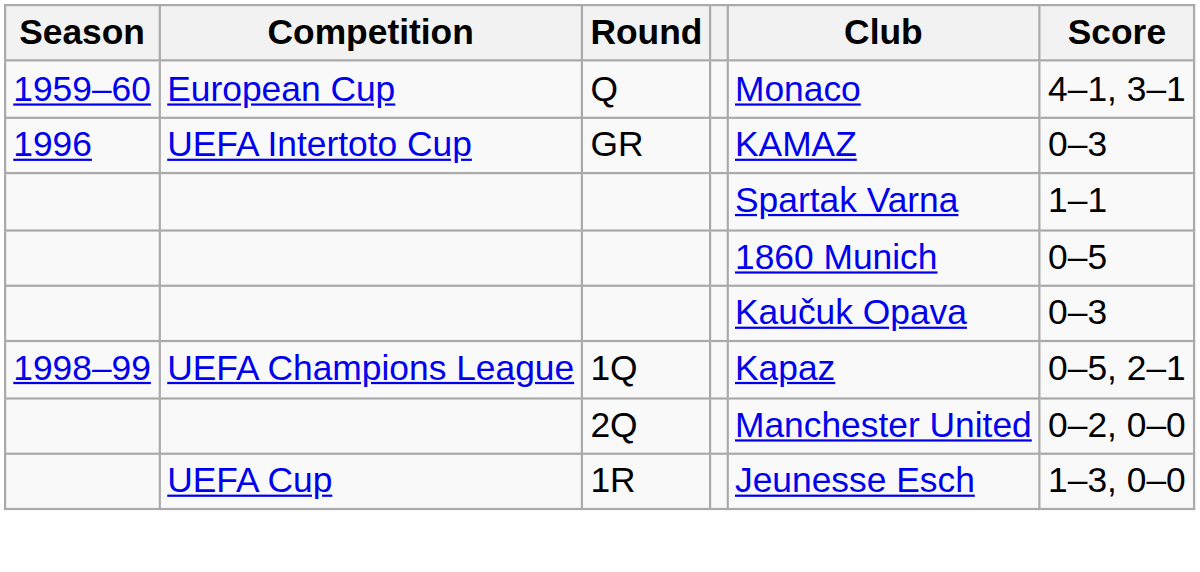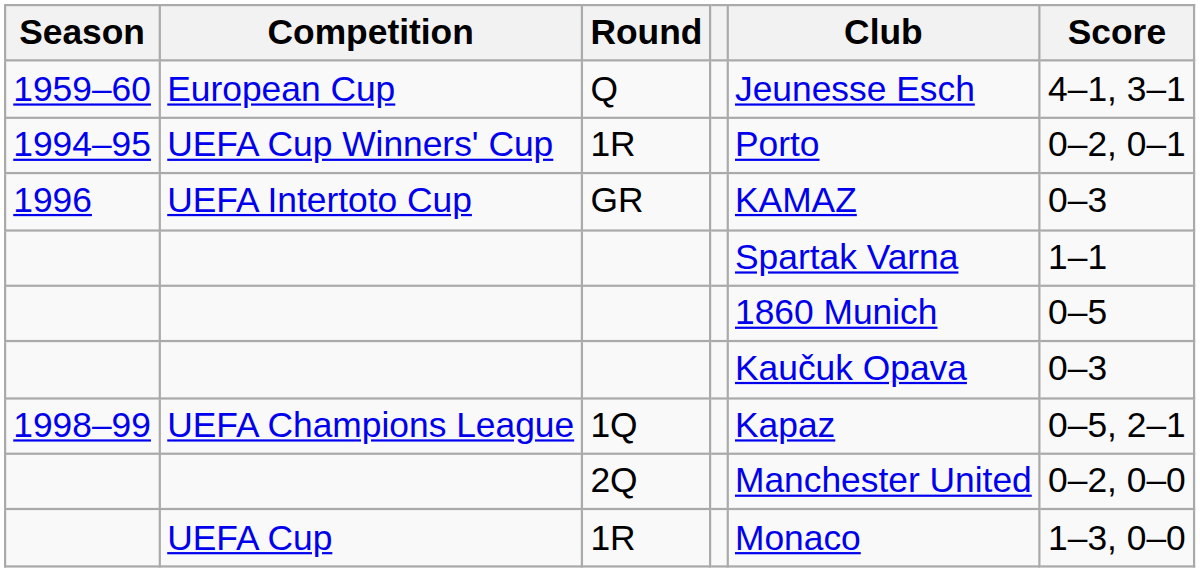(798, 88) Monaco -> (855, 88) Jeunesse Esch
+ row: (360, 144)
(855, 481) Jeunesse Esch -> (798, 537) Monaco
